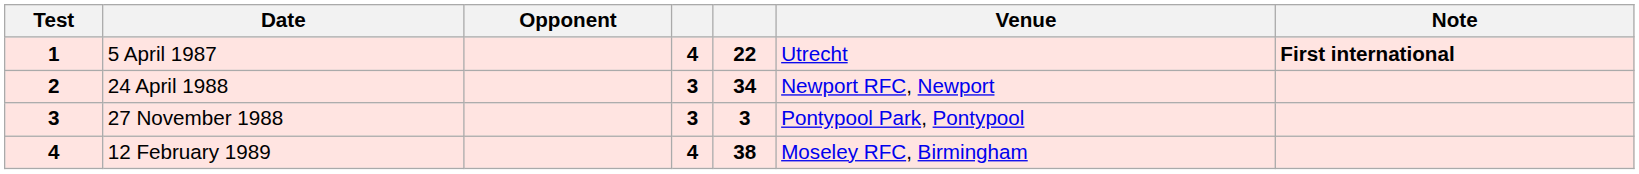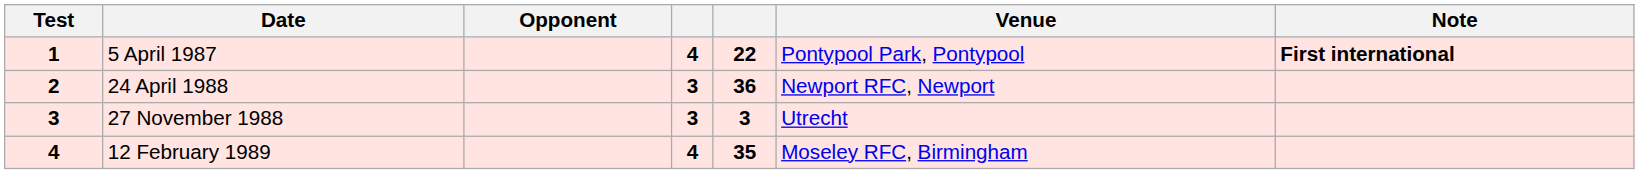(814, 53) Utrecht -> (903, 53) Pontypool Park, Pontypool
(745, 86) 34 -> (745, 86) 36
(903, 119) Pontypool Park, Pontypool -> (814, 119) Utrecht
(745, 151) 38 -> (745, 151) 35
